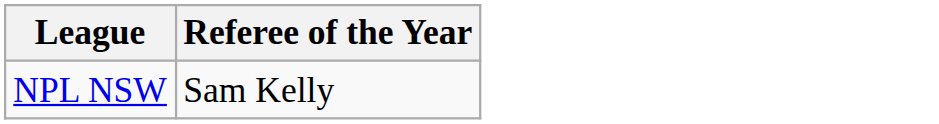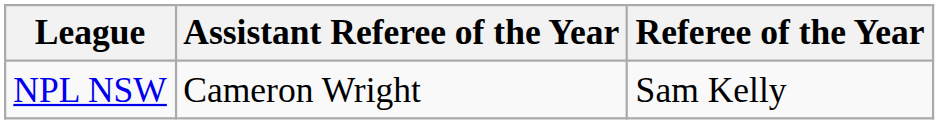+ column: (401, 32)
